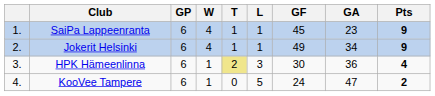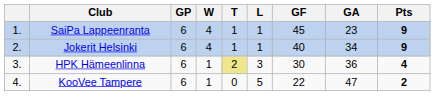(299, 47) 49 -> (299, 47) 40
(299, 82) 24 -> (299, 82) 22
